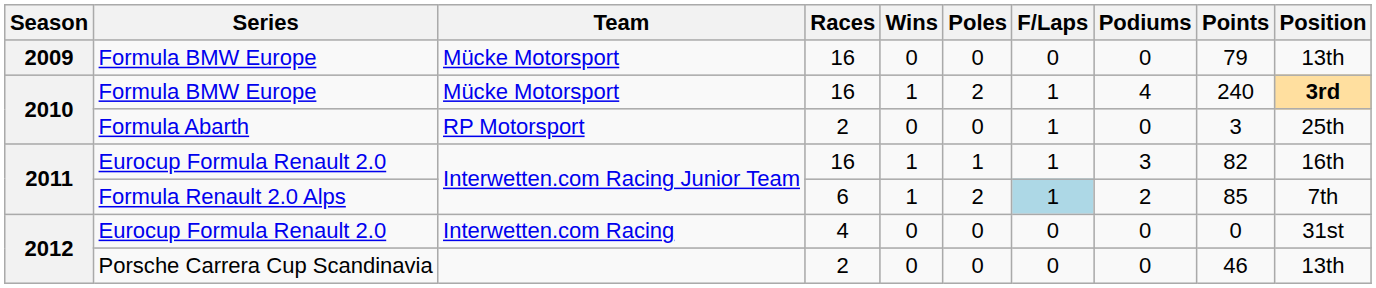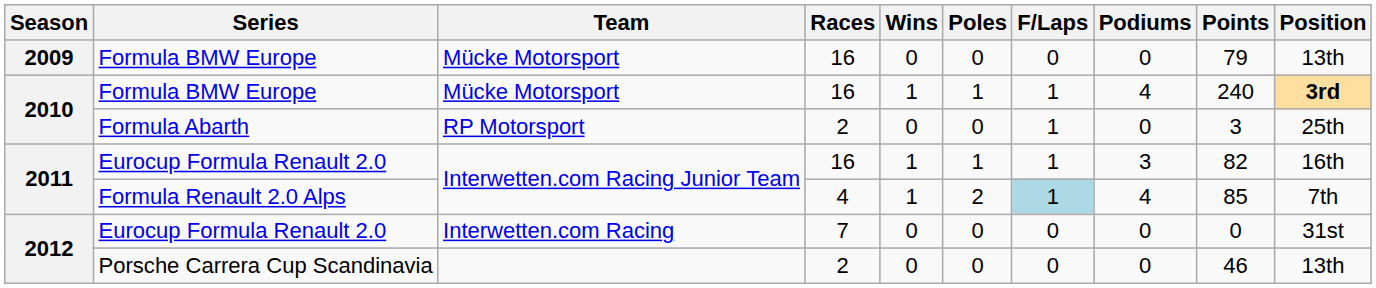(978, 92) 2 -> (978, 92) 1
(843, 197) 6 -> (843, 197) 4
(1145, 197) 2 -> (1145, 197) 4
(843, 231) 4 -> (843, 231) 7
